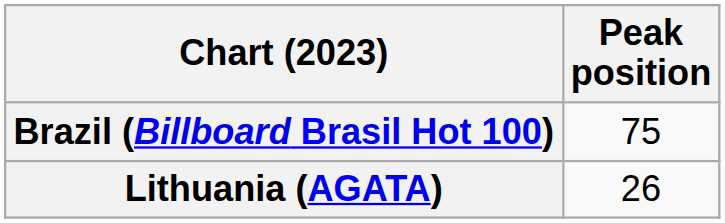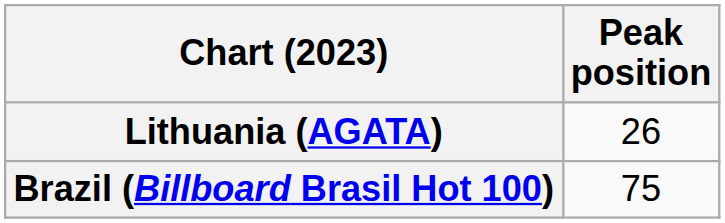rows swapped: (284, 131) <-> (284, 188)
